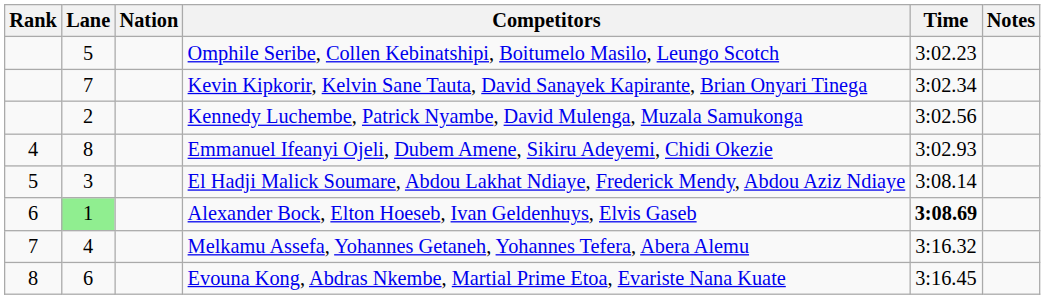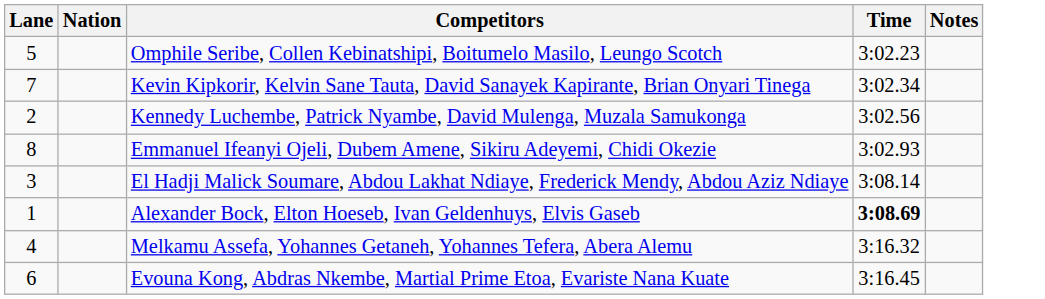- column: (33, 20)
(88, 213) lightgreen background -> (31, 213) no background
